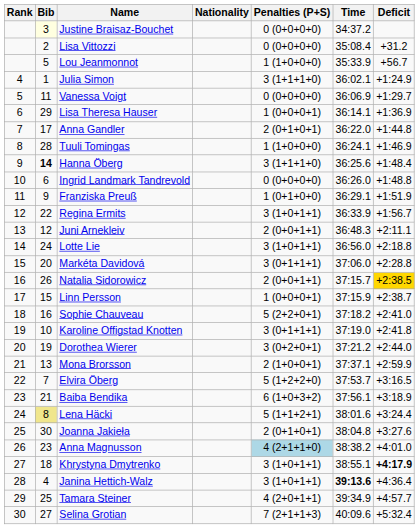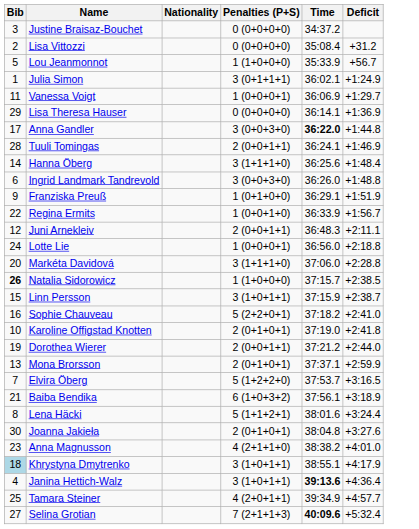- column: (20, 12)
(46, 29) lightyellow background -> (15, 29) no background
(292, 79) 3 (1+1+1+0) -> (261, 79) 3 (0+1+1+1)
(292, 96) 0 (0+0+0+0) -> (261, 96) 1 (0+0+0+1)
(292, 113) 1 (0+0+0+1) -> (261, 113) 0 (0+0+0+0)
(292, 130) 2 (0+1+0+1) -> (261, 130) 3 (0+0+3+0)
(353, 130) normal -> (322, 130) bold
(292, 146) 1 (1+0+0+0) -> (261, 146) 2 (0+0+1+1)
(46, 163) bold -> (15, 163) normal
(292, 180) 0 (0+0+0+0) -> (261, 180) 3 (0+0+3+0)
(292, 213) 3 (1+0+1+1) -> (261, 213) 1 (0+0+1+0)
(292, 247) 3 (1+0+1+1) -> (261, 247) 1 (0+0+0+1)
(292, 264) 3 (0+1+1+1) -> (261, 264) 3 (1+1+1+0)
(46, 280) normal -> (15, 280) bold
(292, 280) 2 (0+0+1+1) -> (261, 280) 1 (1+0+0+0)
(394, 280) gold background -> (363, 280) no background
(292, 297) 1 (0+0+0+1) -> (261, 297) 3 (1+0+1+1)
(292, 331) 3 (0+1+1+1) -> (261, 331) 2 (0+1+0+1)
(292, 347) 3 (0+2+0+1) -> (261, 347) 2 (0+0+1+1)
(292, 364) 2 (1+0+0+1) -> (261, 364) 2 (0+1+0+1)
(46, 414) khaki background -> (15, 414) no background
(292, 448) lightblue background -> (261, 448) no background
(46, 465) no background -> (15, 465) lightblue background
(394, 465) bold -> (363, 465) normal
(353, 515) normal -> (322, 515) bold
